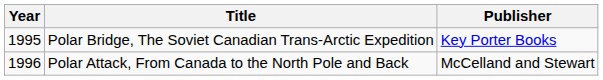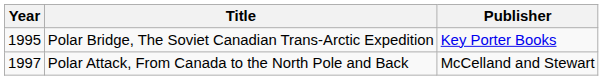(24, 63) 1996 -> (24, 63) 1997
